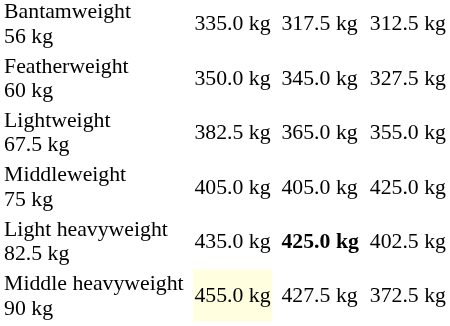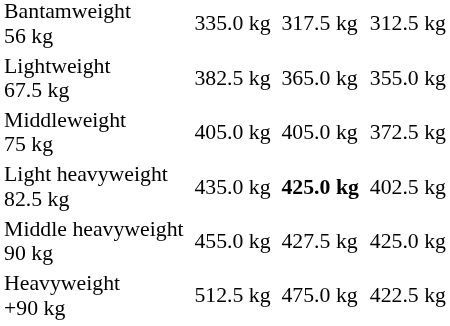- row: (66, 77)
(408, 186) 425.0 kg -> (408, 132) 372.5 kg
(233, 295) lightyellow background -> (233, 240) no background
(408, 295) 372.5 kg -> (408, 240) 425.0 kg
+ row: (62, 295)
